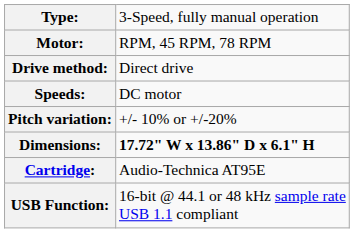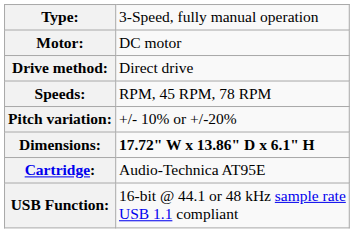(195, 43) RPM, 45 RPM, 78 RPM -> (150, 43) DC motor
(150, 94) DC motor -> (195, 94) RPM, 45 RPM, 78 RPM
